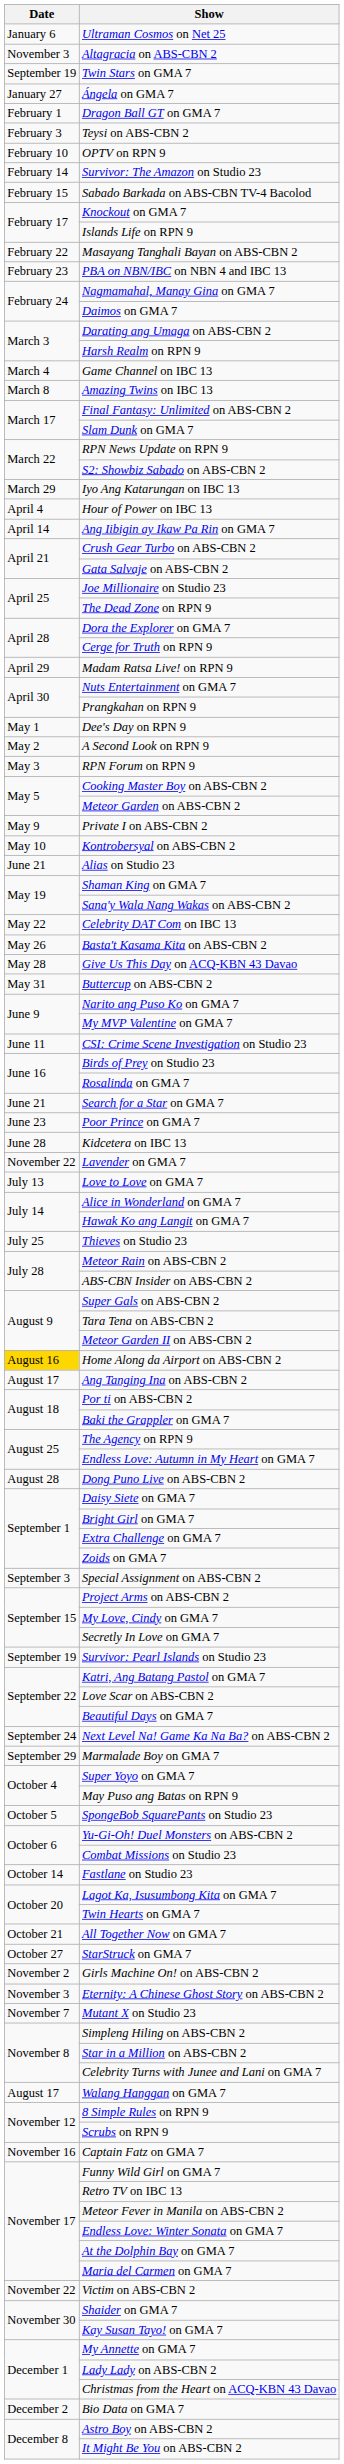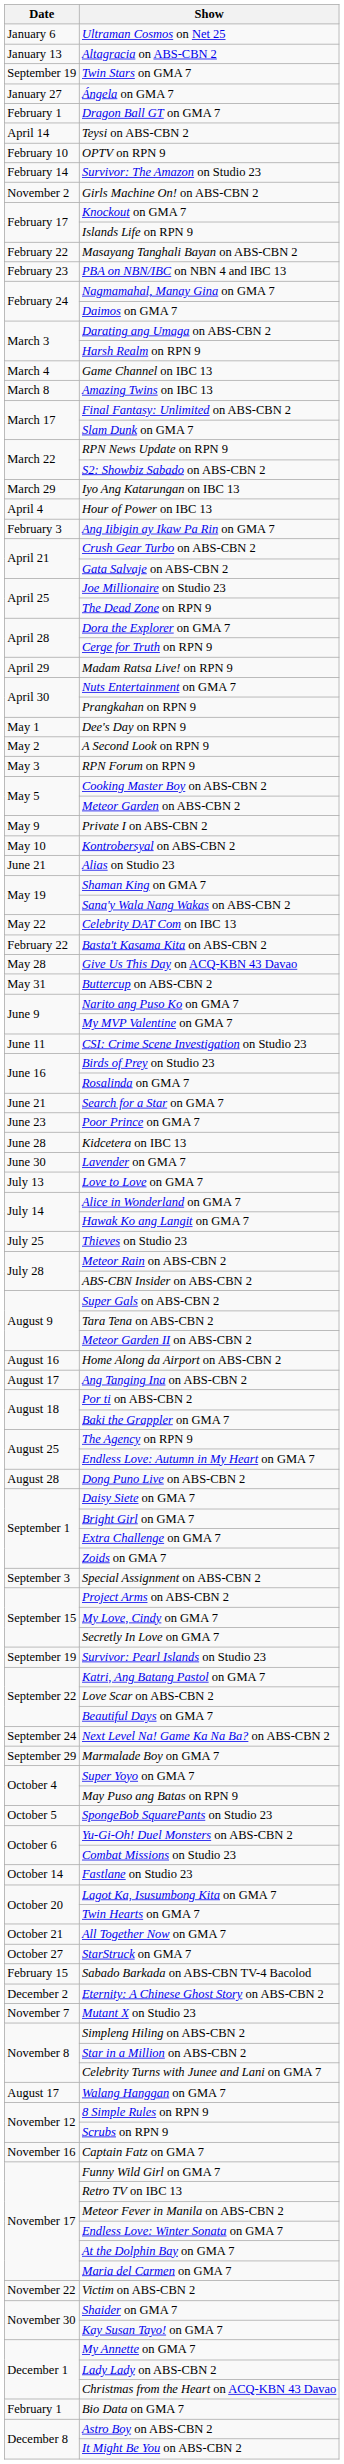(38, 53) November 3 -> (34, 53) January 13
(34, 133) February 3 -> (28, 133) April 14
rows swapped: (197, 192) <-> (170, 1973)
(28, 529) April 14 -> (34, 529) February 3
(27, 944) May 26 -> (38, 944) February 22
(41, 1162) November 22 -> (27, 1162) June 30
(33, 1360) gold background -> (33, 1360) no background
(38, 1993) November 3 -> (38, 1993) December 2
(38, 2409) December 2 -> (34, 2409) February 1
